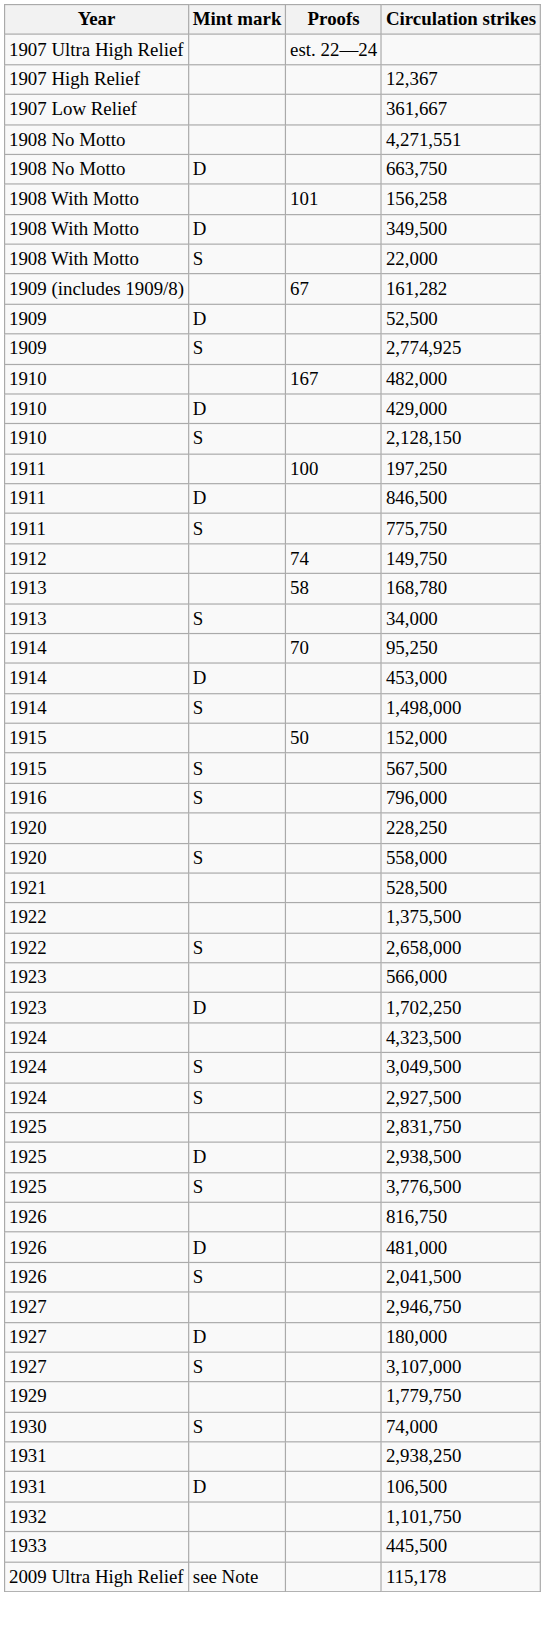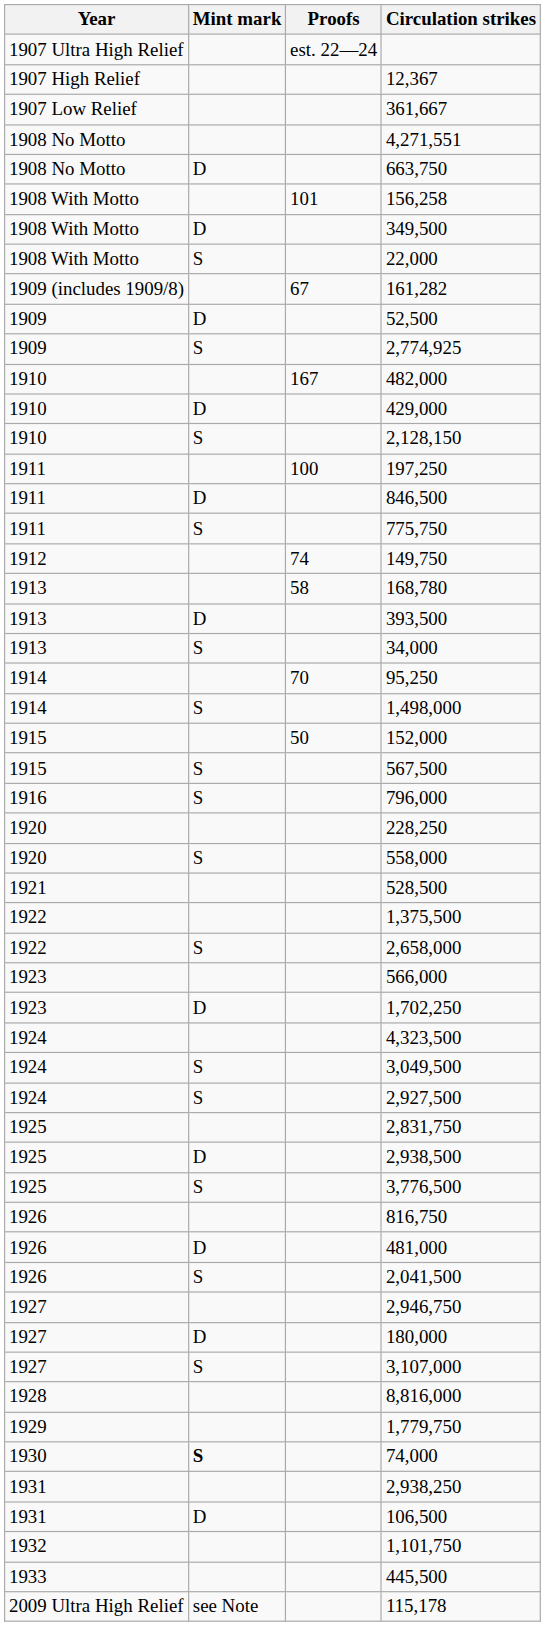+ row: (417, 618)
- row: (417, 678)
+ row: (424, 1396)
(198, 1426) normal -> (198, 1456) bold
